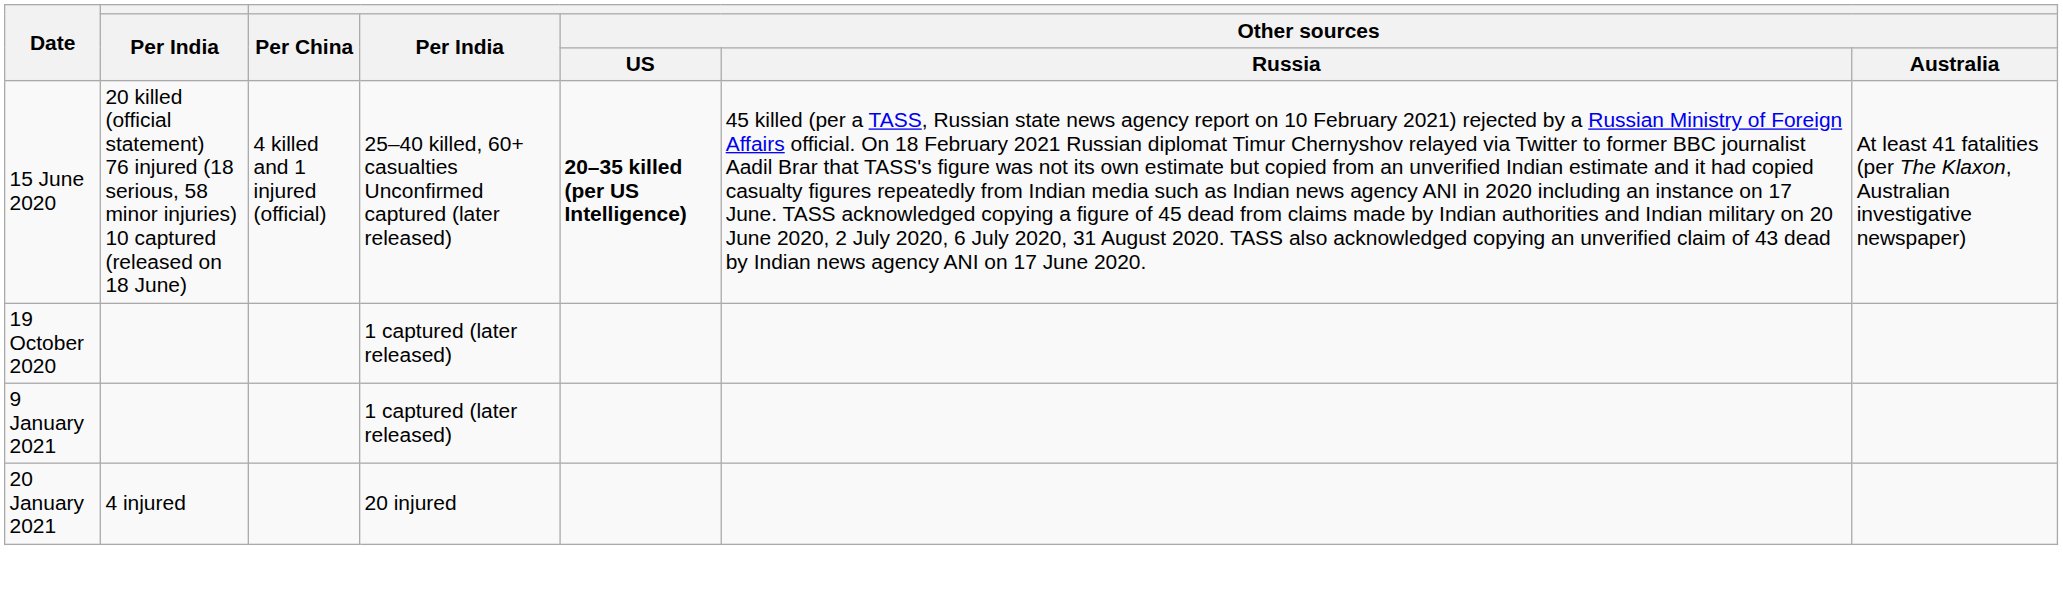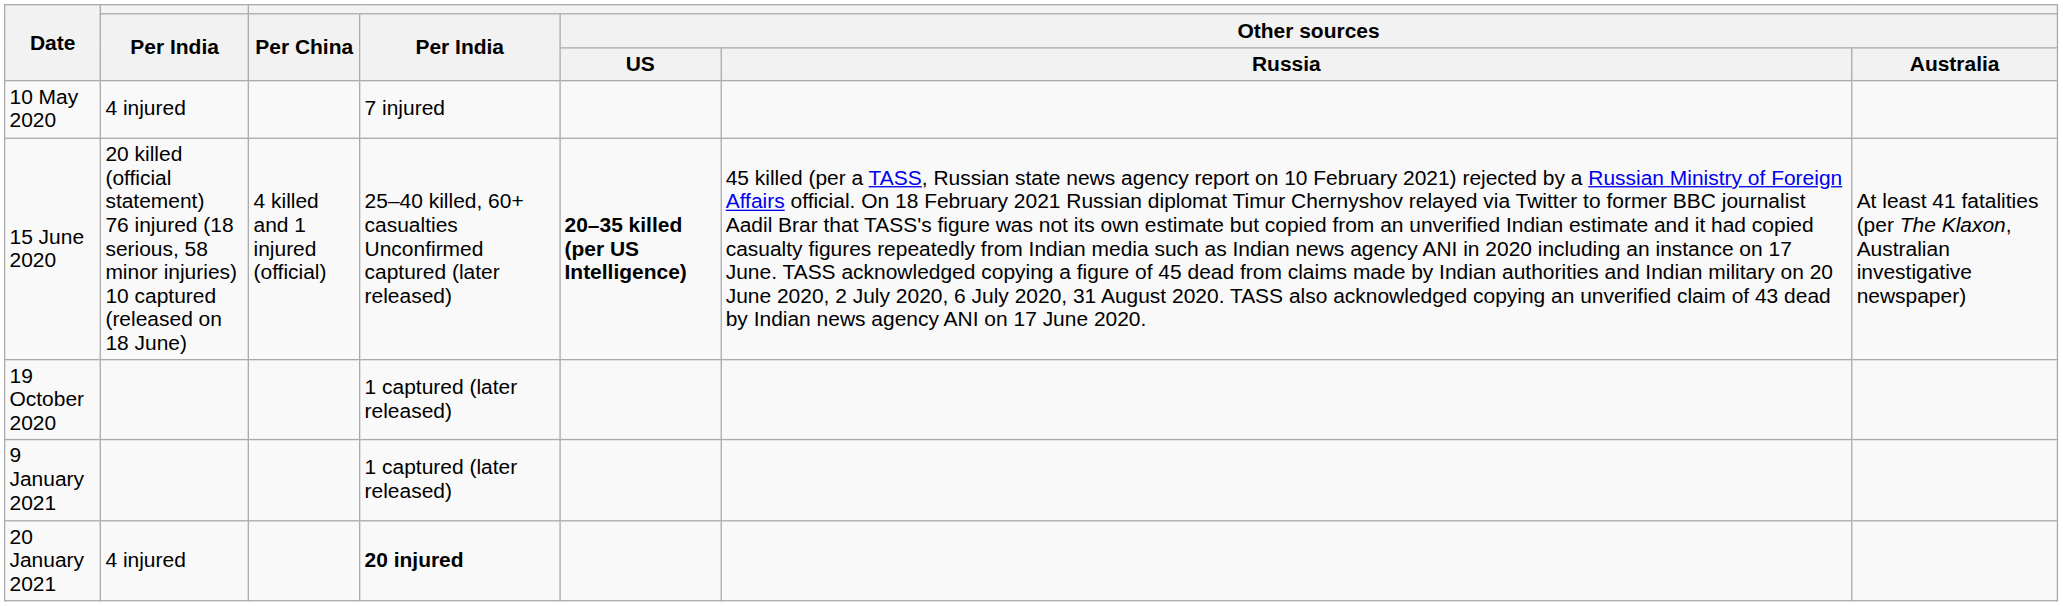+ row: (44, 109)
(411, 503) normal -> (414, 560) bold
